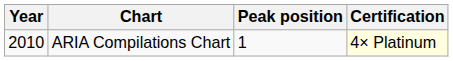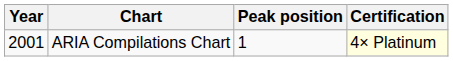(26, 42) 2010 -> (26, 42) 2001
